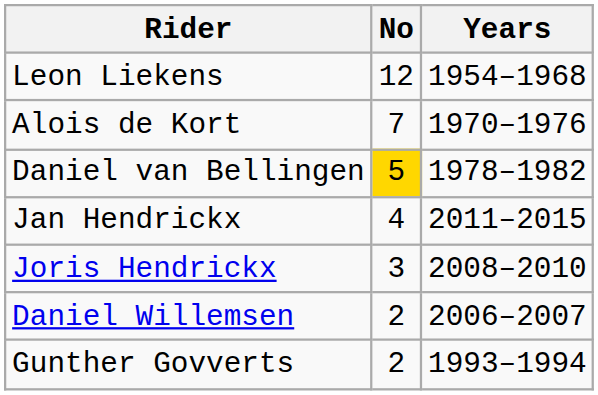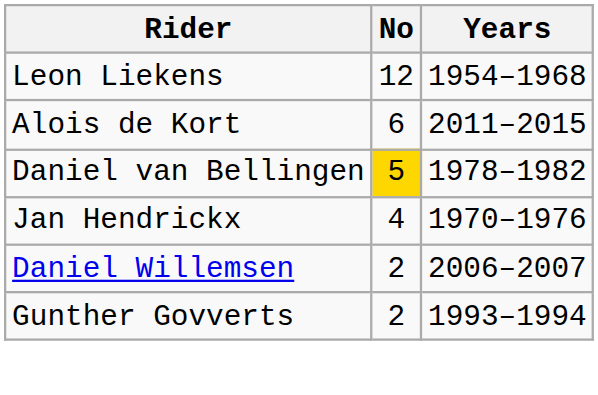(396, 125) 7 -> (396, 125) 6
(507, 125) 1970–1976 -> (507, 125) 2011–2015
(507, 221) 2011–2015 -> (507, 221) 1970–1976
- row: (144, 268)
